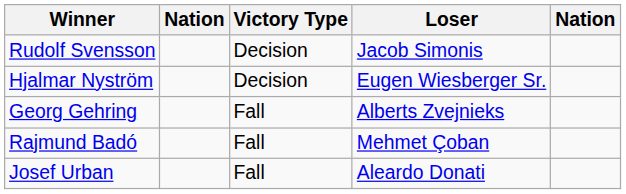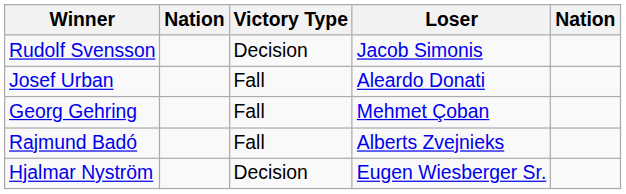rows swapped: (61, 173) <-> (81, 81)
(431, 111) Alberts Zvejnieks -> (423, 111) Mehmet Çoban
(423, 142) Mehmet Çoban -> (431, 142) Alberts Zvejnieks
